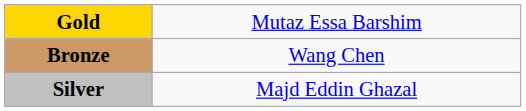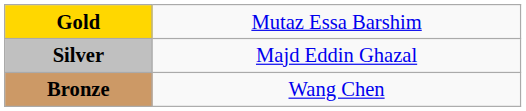rows swapped: (78, 89) <-> (78, 55)
